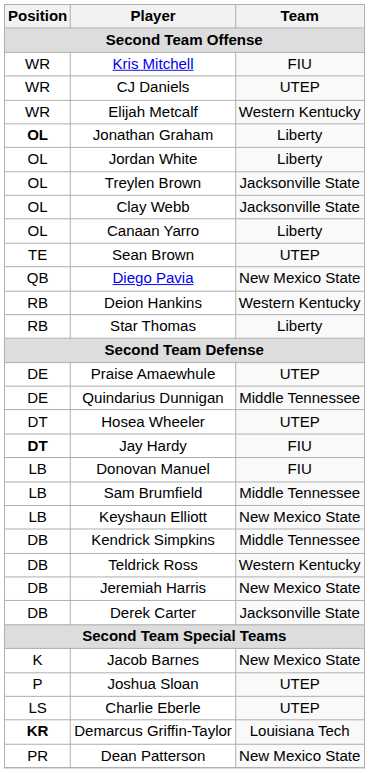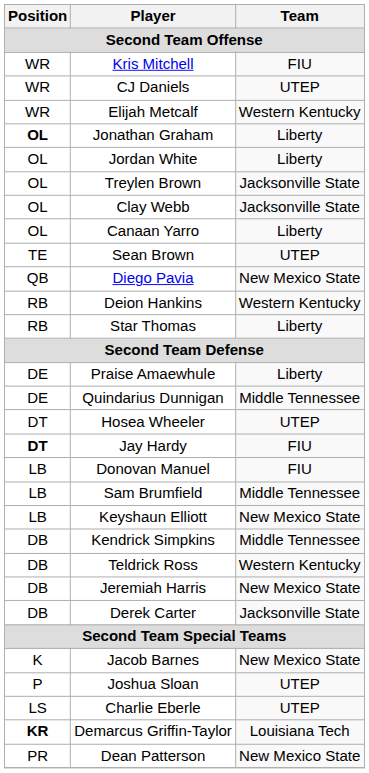(300, 374) UTEP -> (300, 374) Liberty
